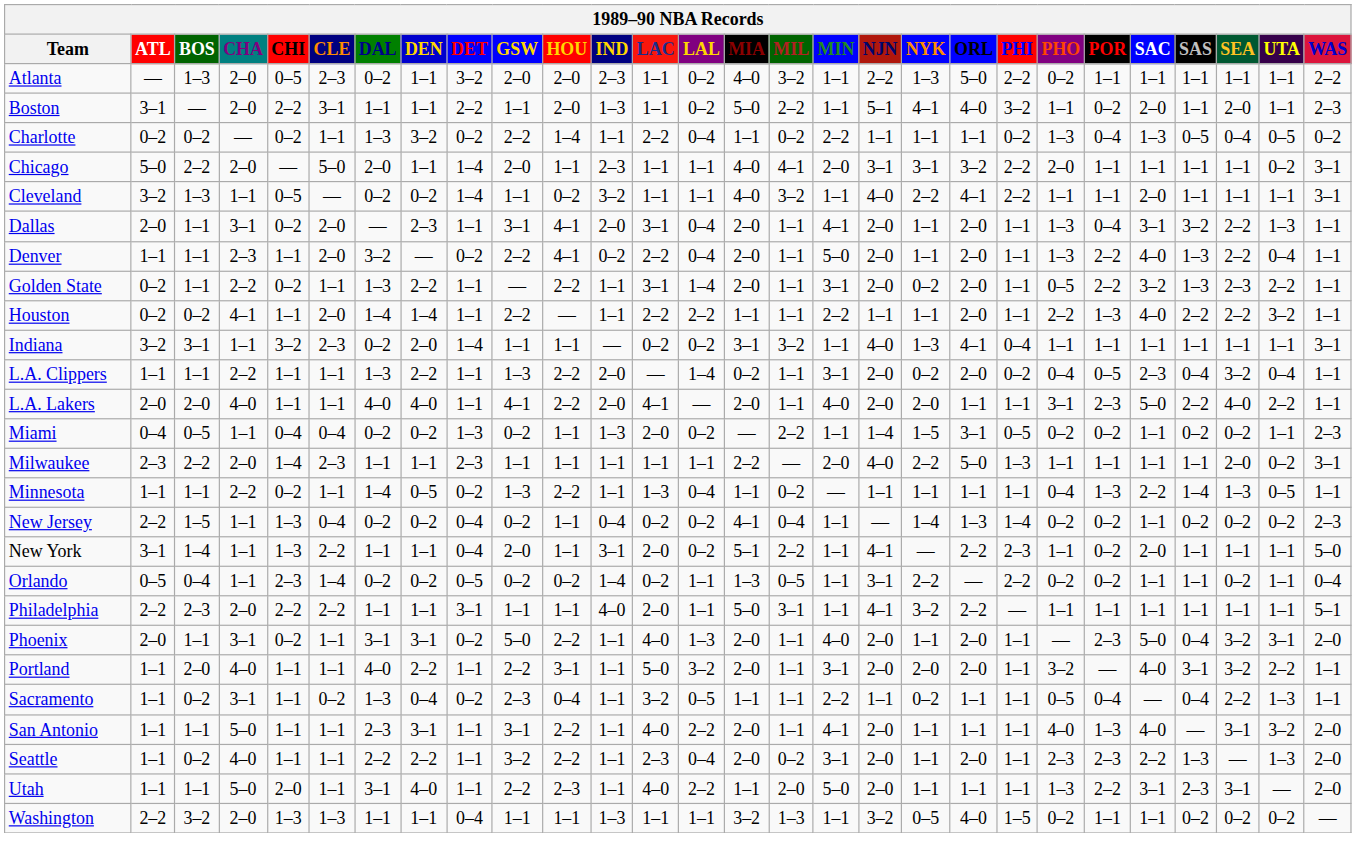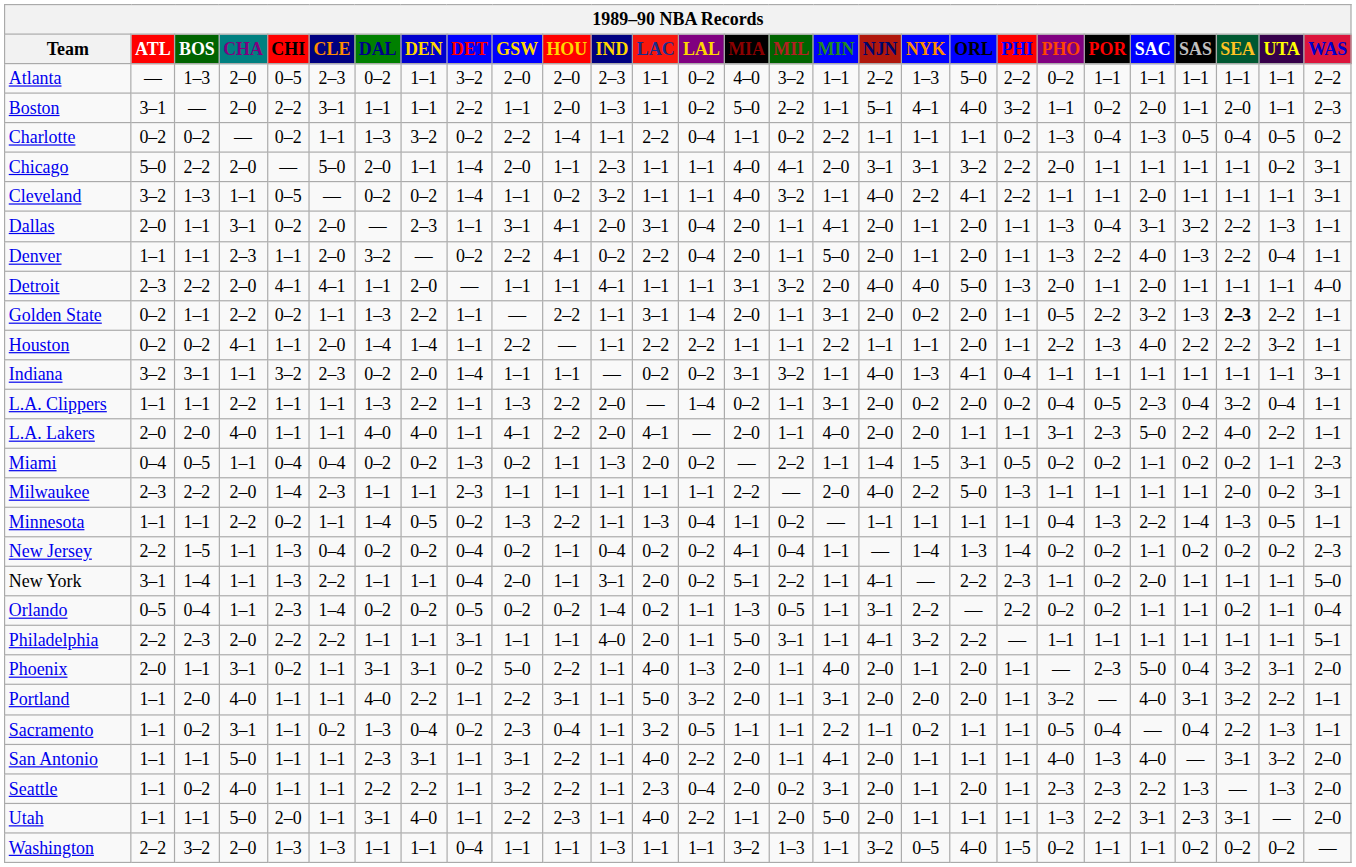+ row: (34, 285)
(1238, 285) normal -> (1238, 315) bold
